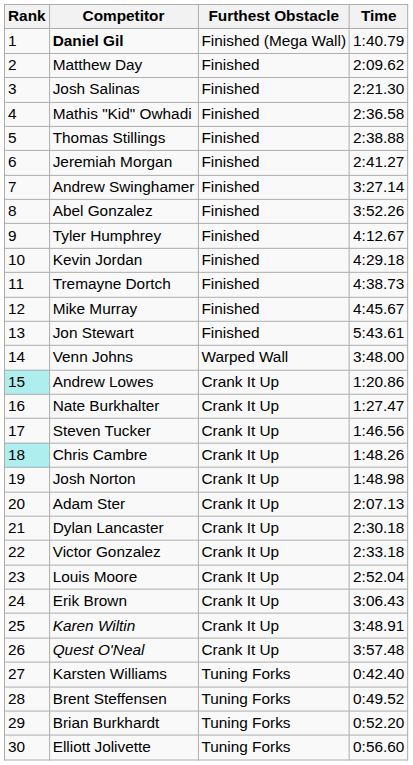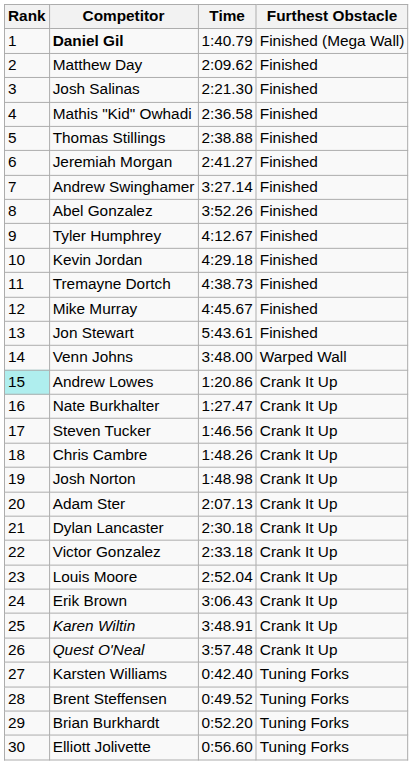columns swapped: (379, 16) <-> (274, 16)
(17, 455) paleturquoise background -> (17, 455) no background
